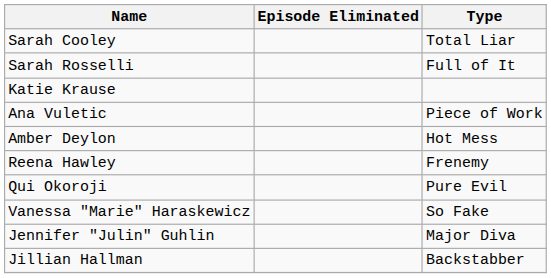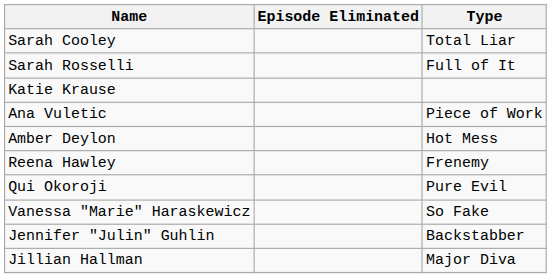(471, 236) Major Diva -> (475, 236) Backstabber
(475, 260) Backstabber -> (471, 260) Major Diva
